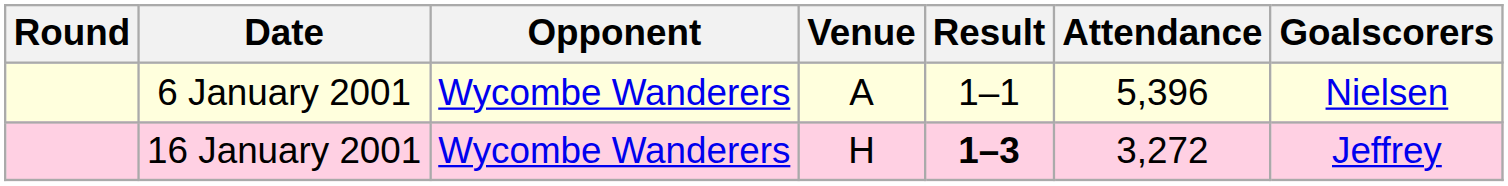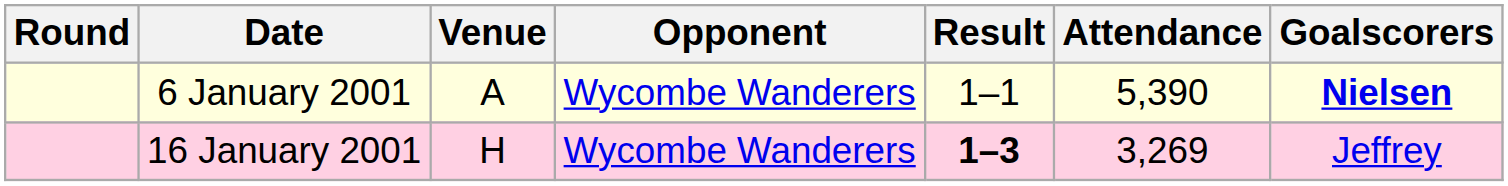columns swapped: (614, 33) <-> (862, 33)
(1162, 92) 5,396 -> (1162, 92) 5,390
(1387, 92) normal -> (1387, 92) bold
(1162, 150) 3,272 -> (1162, 150) 3,269
